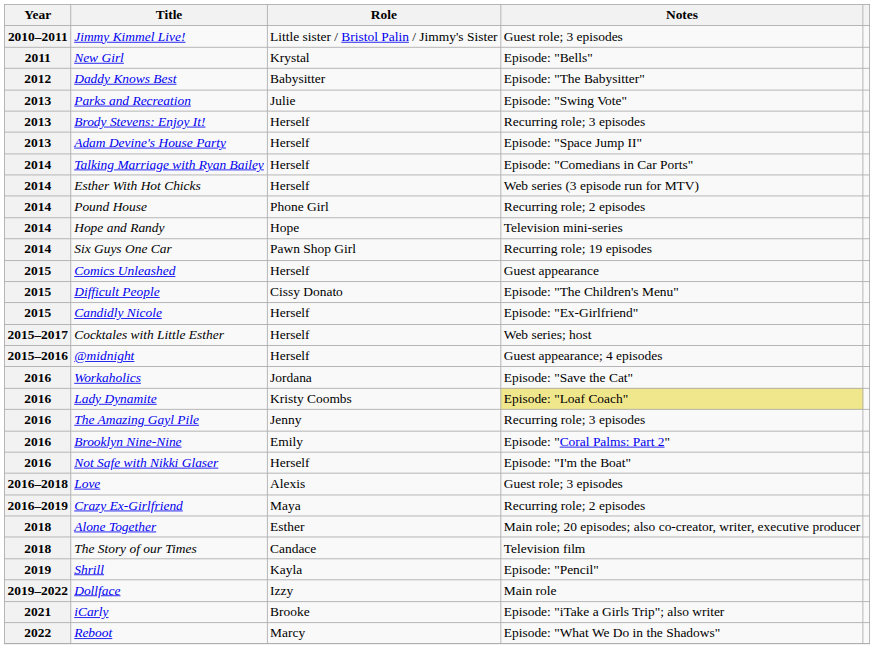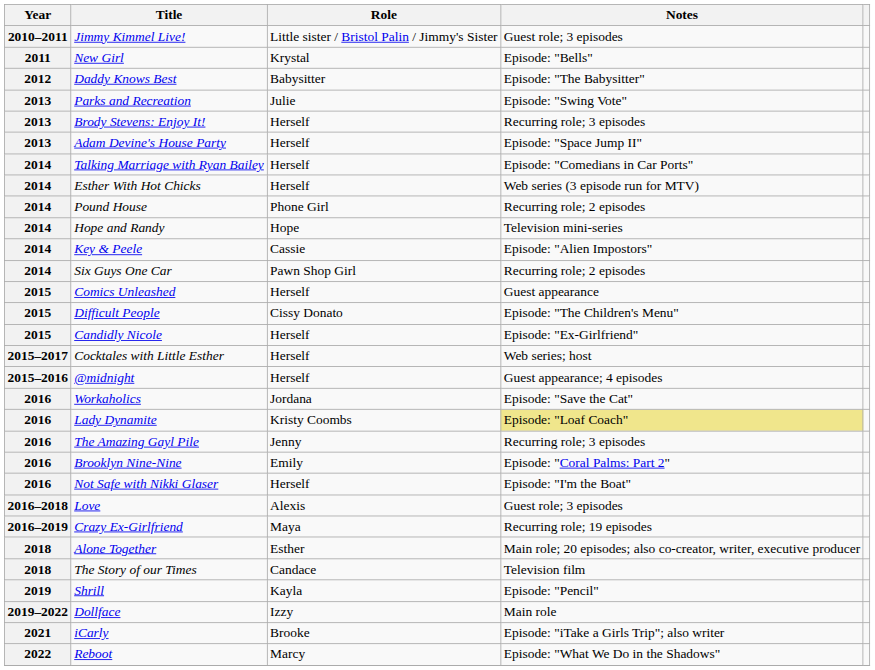+ row: (108, 249)
(578, 249) Recurring role; 19 episodes -> (575, 270) Recurring role; 2 episodes
(575, 505) Recurring role; 2 episodes -> (578, 526) Recurring role; 19 episodes
